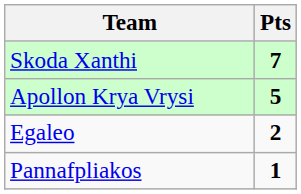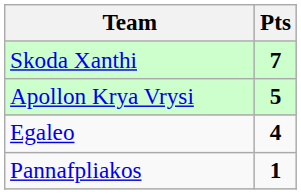(275, 133) 2 -> (275, 133) 4
